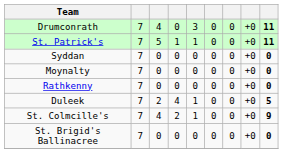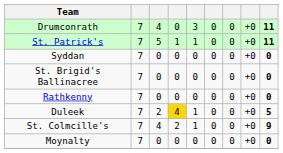rows swapped: (68, 136) <-> (68, 71)
(177, 101) no background -> (177, 111) gold background
